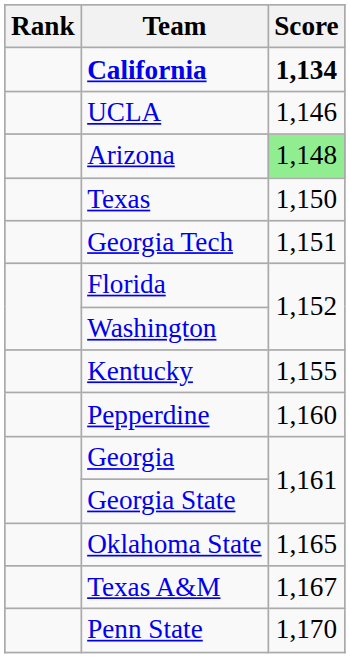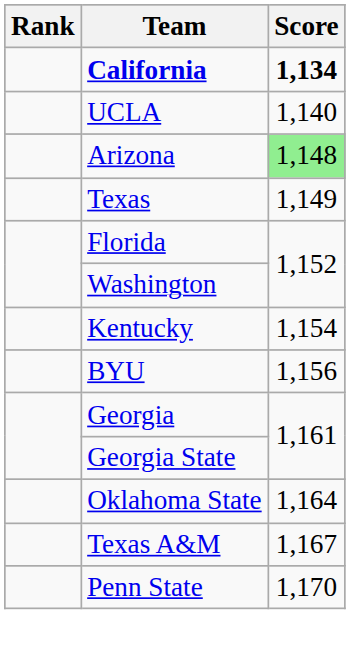(306, 112) 1,146 -> (306, 112) 1,140
(306, 198) 1,150 -> (306, 198) 1,149
- row: (160, 241)
(306, 371) 1,155 -> (306, 328) 1,154
+ row: (116, 371)
- row: (148, 414)
(306, 543) 1,165 -> (306, 500) 1,164
